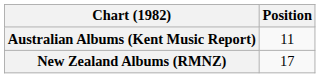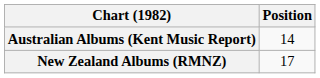(287, 38) 11 -> (287, 38) 14
